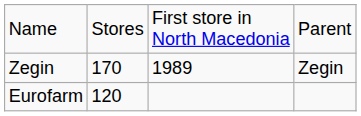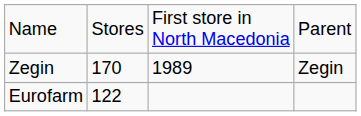(107, 96) 120 -> (107, 96) 122
